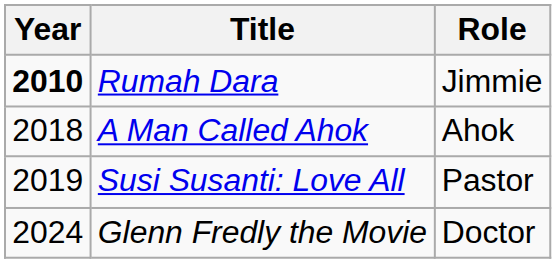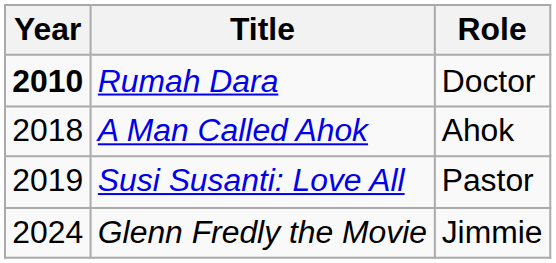(492, 80) Jimmie -> (489, 80) Doctor
(489, 231) Doctor -> (492, 231) Jimmie
